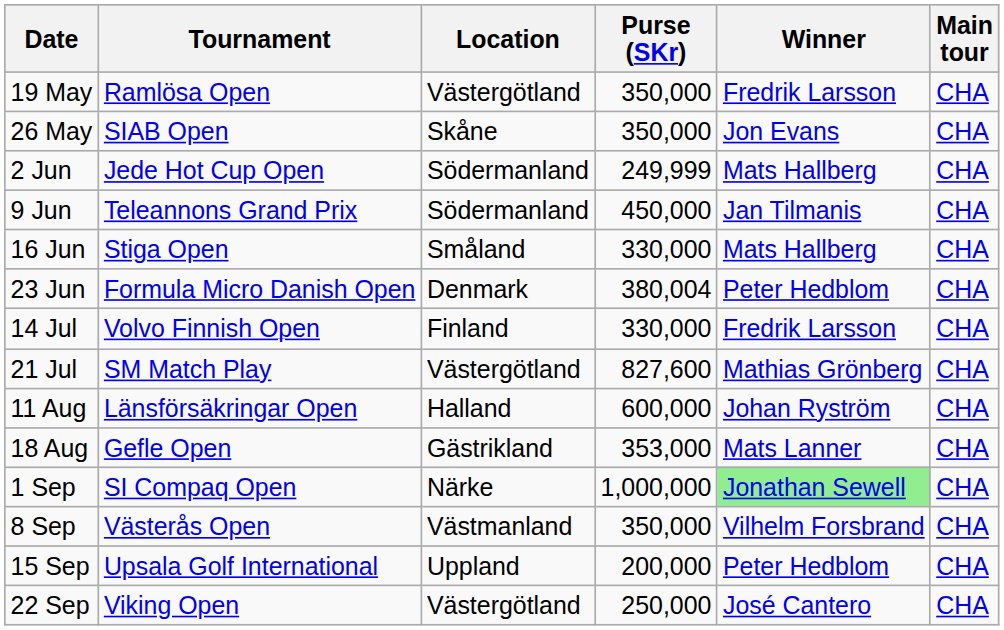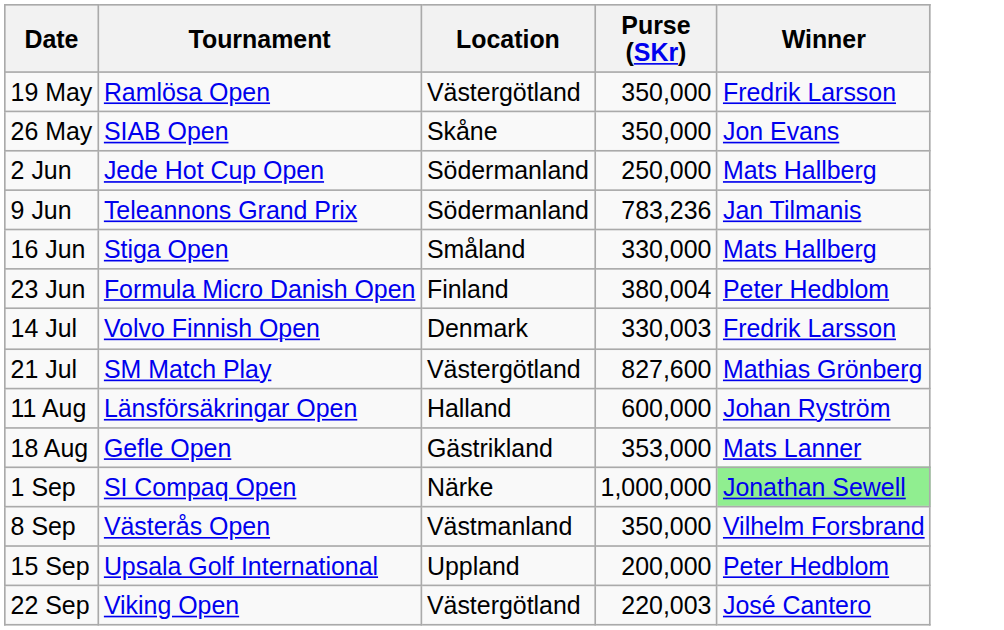- column: (965, 39)
(666, 171) 249,999 -> (666, 171) 250,000
(666, 210) 450,000 -> (666, 210) 783,236
(477, 289) Denmark -> (468, 289) Finland
(468, 329) Finland -> (477, 329) Denmark
(666, 329) 330,000 -> (666, 329) 330,003
(666, 605) 250,000 -> (666, 605) 220,003
